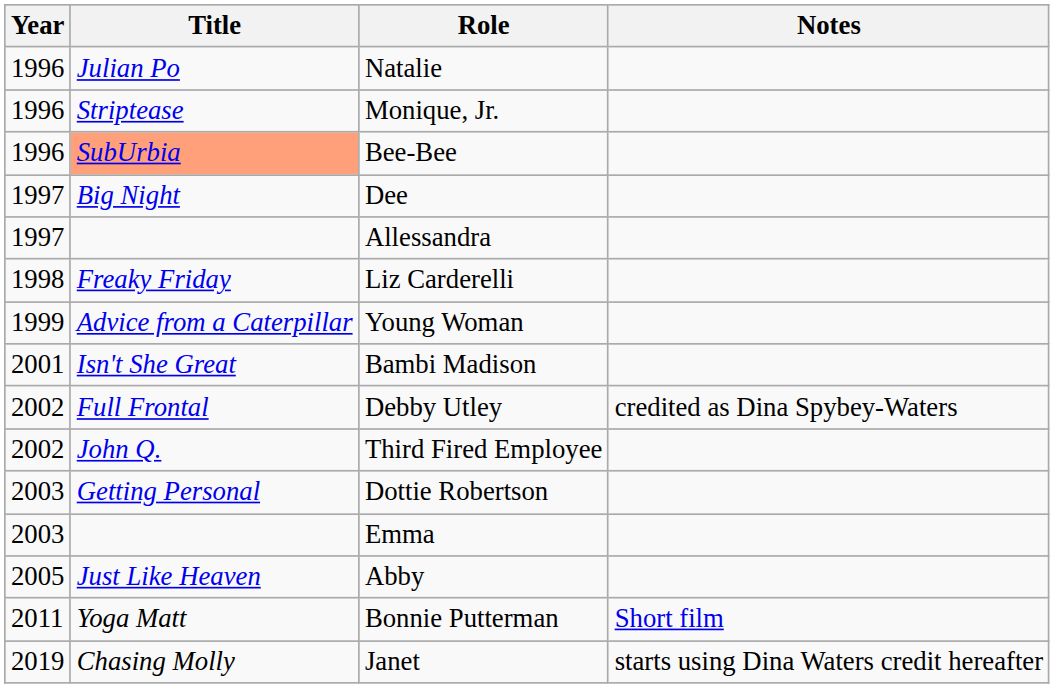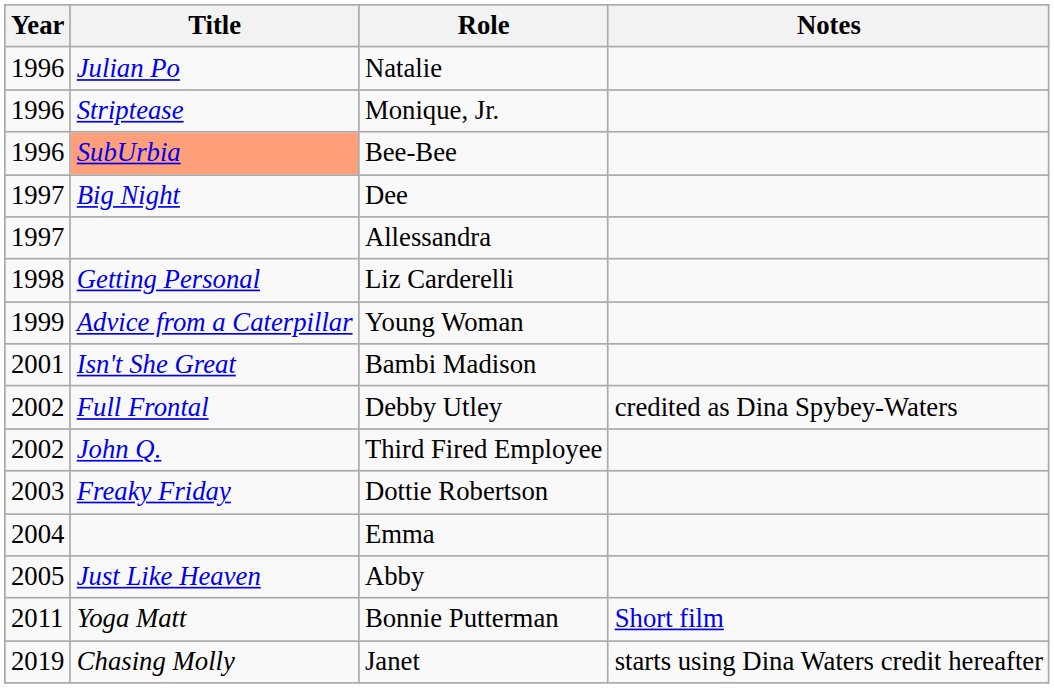(154, 279) Freaky Friday -> (168, 279) Getting Personal
(168, 491) Getting Personal -> (154, 491) Freaky Friday
(38, 534) 2003 -> (38, 534) 2004
